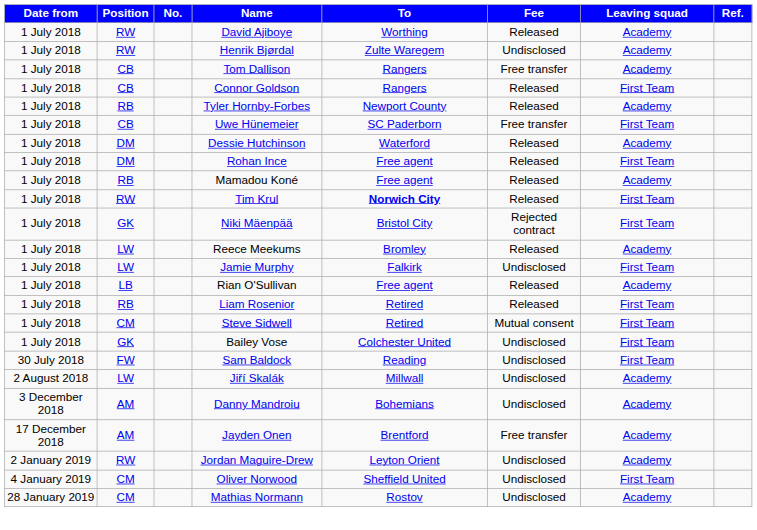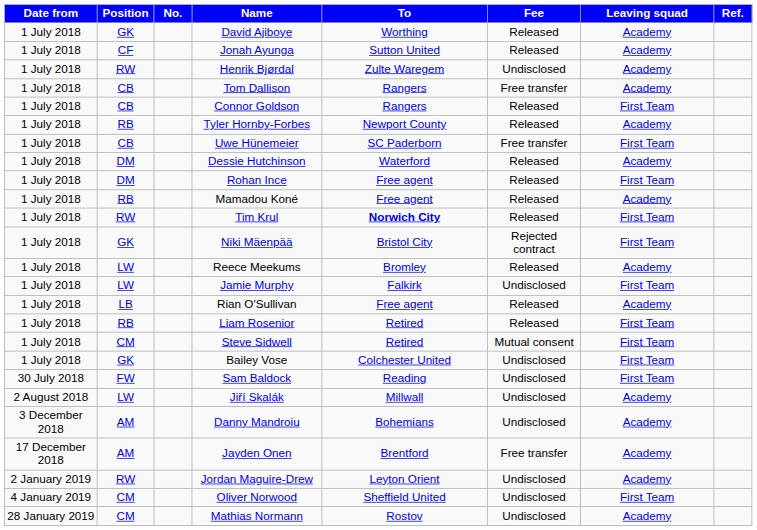(126, 32) RW -> (126, 32) GK
+ row: (257, 50)
